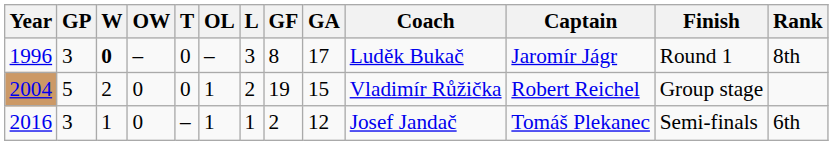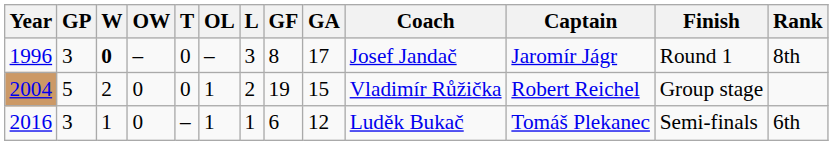(407, 55) Luděk Bukač -> (403, 55) Josef Jandač
(274, 122) 2 -> (274, 122) 6
(403, 122) Josef Jandač -> (407, 122) Luděk Bukač
